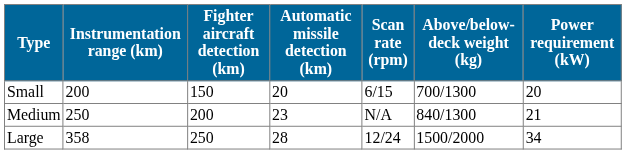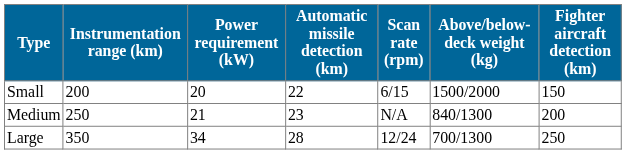columns swapped: (229, 42) <-> (572, 42)
(280, 92) 20 -> (296, 92) 22
(446, 92) 700/1300 -> (466, 92) 1500/2000
(77, 137) 358 -> (77, 137) 350
(450, 137) 1500/2000 -> (462, 137) 700/1300
